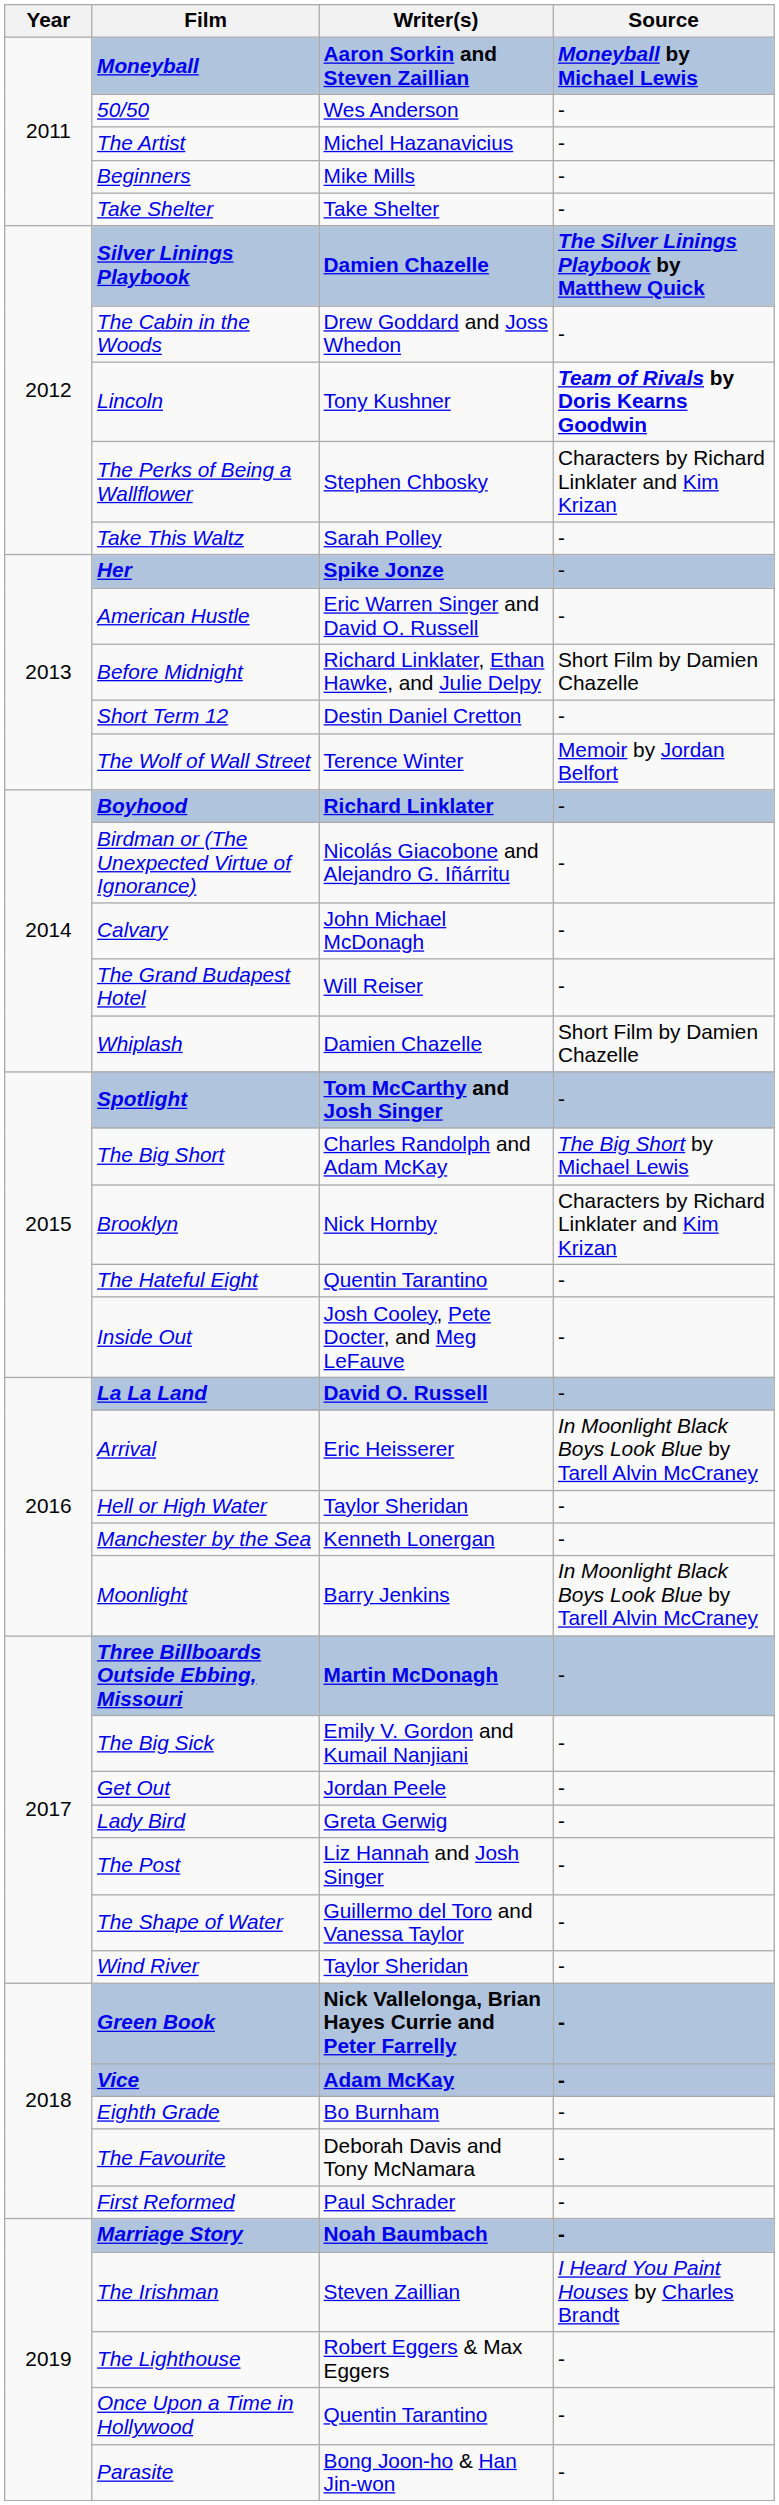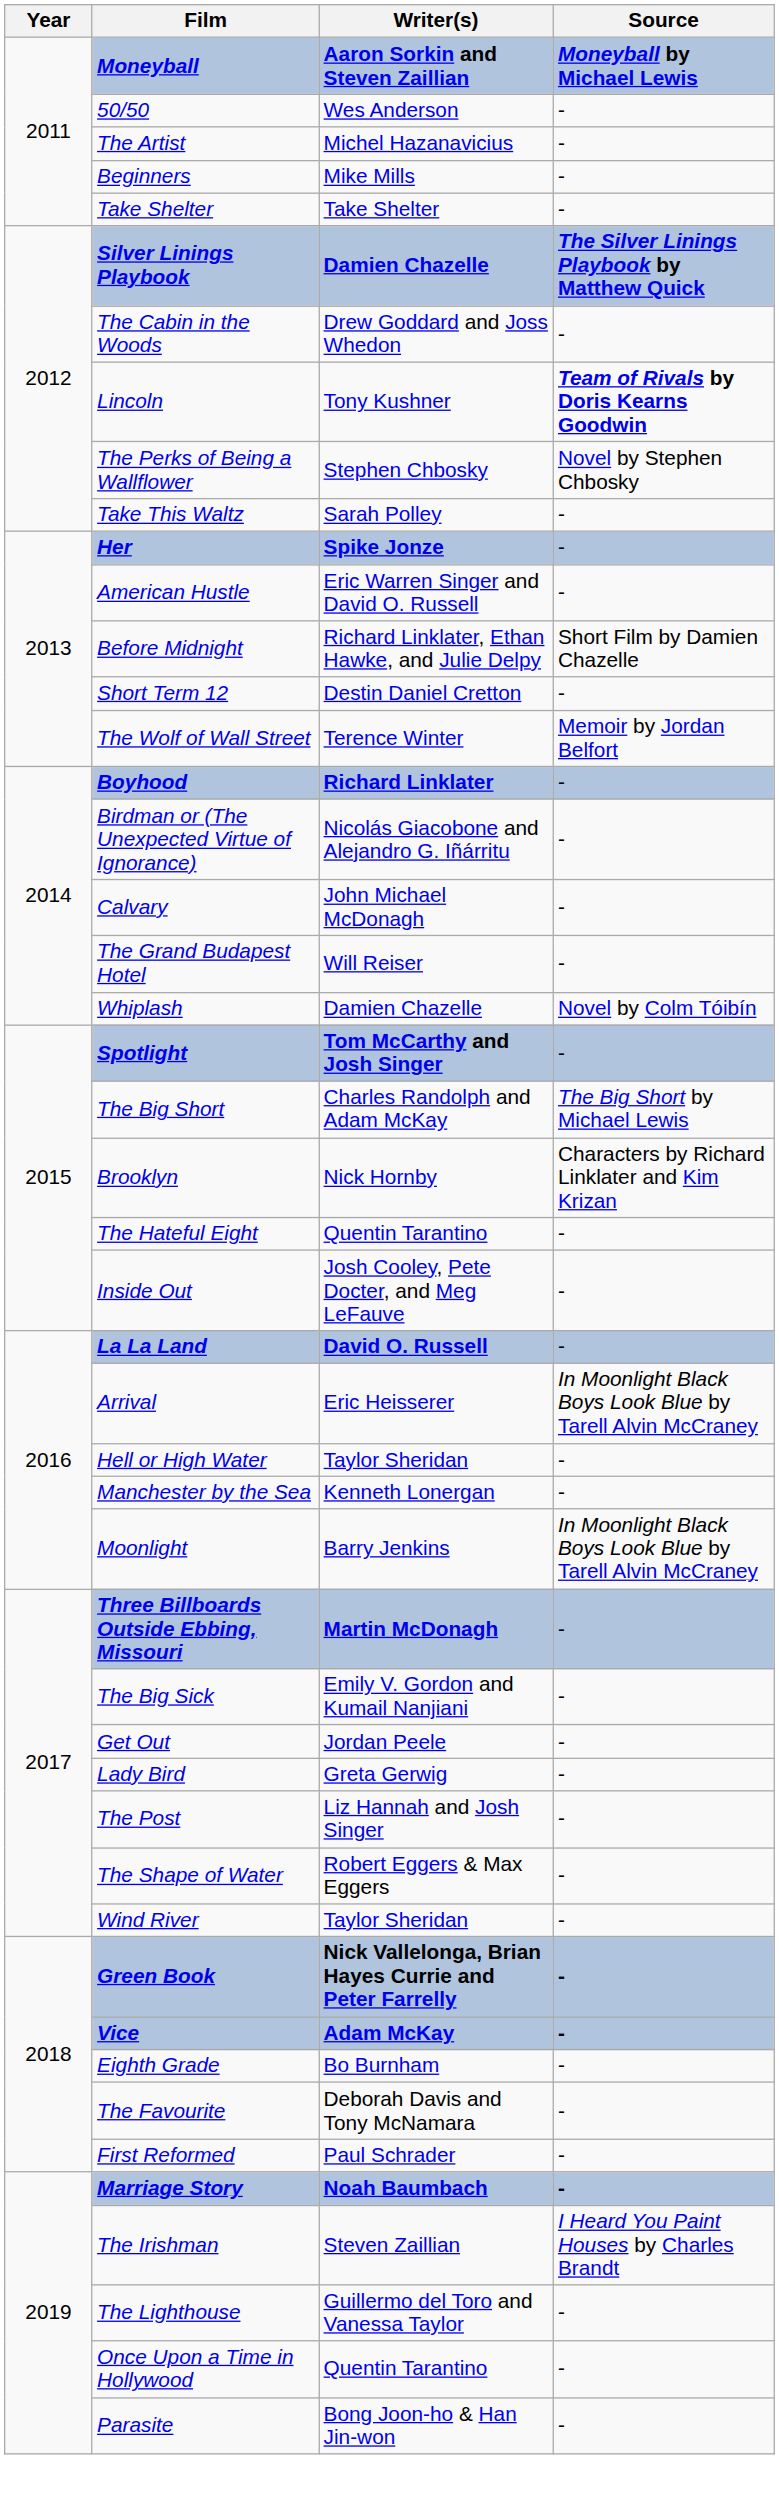(661, 481) Characters by Richard Linklater and Kim Krizan -> (640, 469) Novel by Stephen Chbosky
(658, 1043) Short Film by Damien Chazelle -> (657, 1008) Novel by Colm Tóibín
(428, 1922) Guillermo del Toro and Vanessa Taylor -> (423, 1875) Robert Eggers & Max Eggers
(423, 2359) Robert Eggers & Max Eggers -> (428, 2312) Guillermo del Toro and Vanessa Taylor
